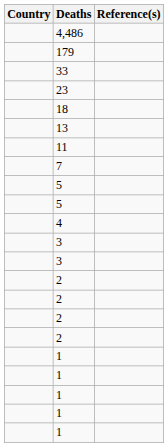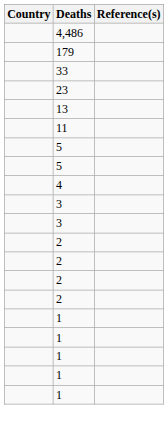- row: (29, 109)
- row: (29, 166)
